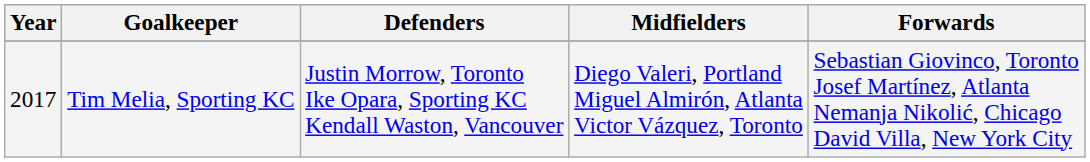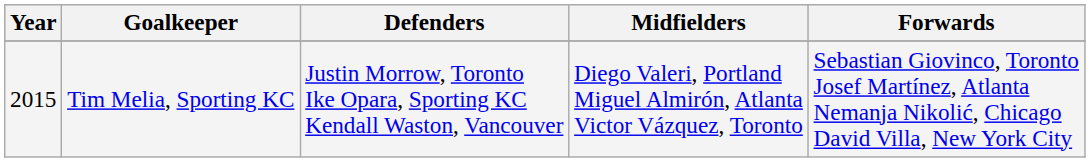(33, 98) 2017 -> (33, 98) 2015
